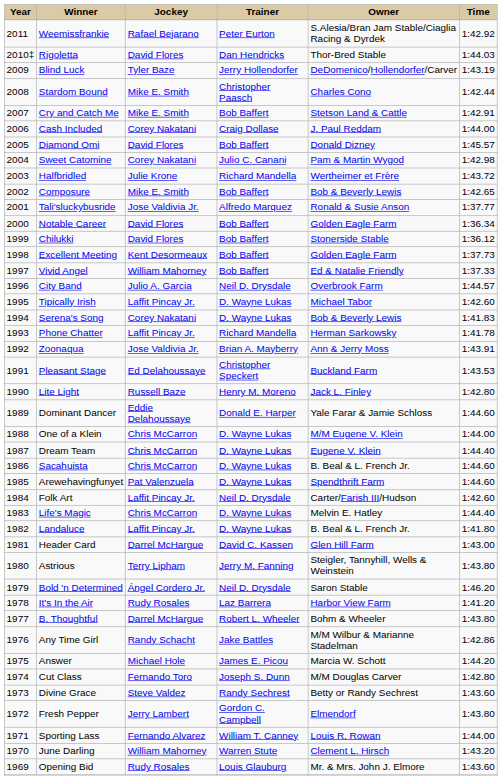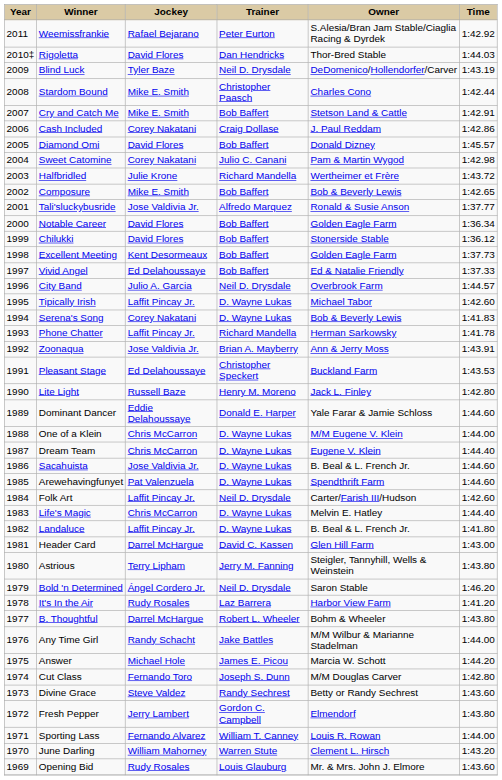(259, 70) Jerry Hollendorfer -> (255, 70) Neil D. Drysdale
(478, 129) 1:44.00 -> (478, 129) 1:42.86
(167, 270) William Mahorney -> (167, 270) Ed Delahoussaye
(162, 466) Chris McCarron -> (163, 466) Jose Valdivia Jr.
(478, 640) 1:42.86 -> (478, 640) 1:44.00
